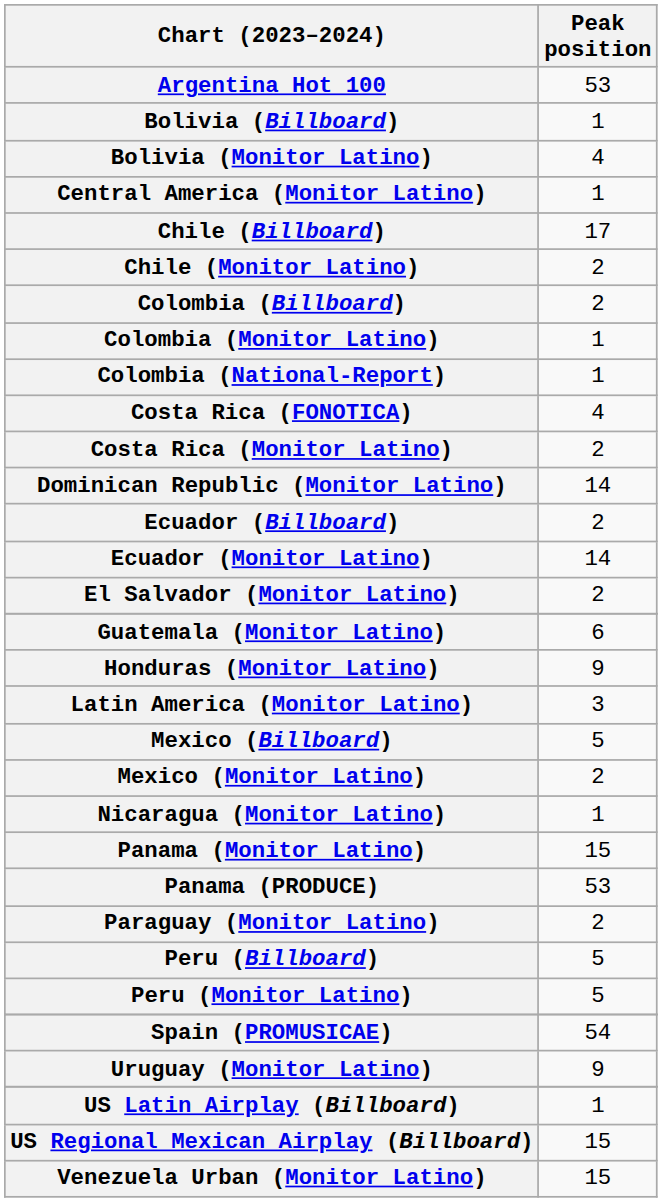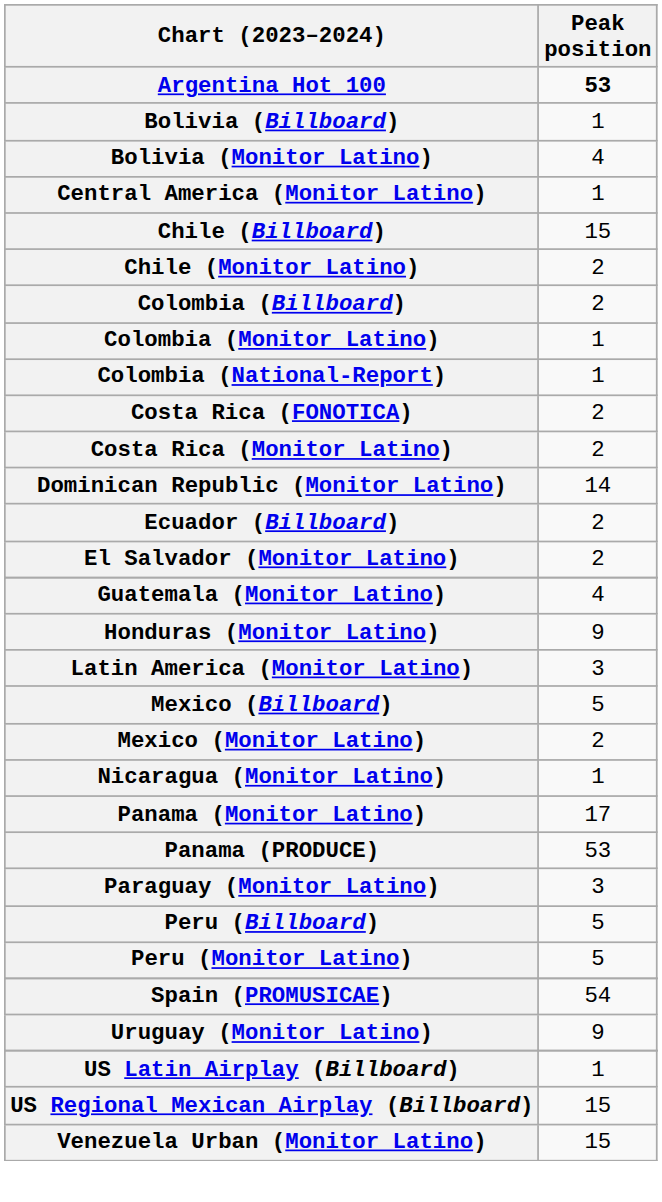(598, 85) normal -> (598, 85) bold
(598, 231) 17 -> (598, 231) 15
(598, 413) 4 -> (598, 413) 2
- row: (272, 559)
(598, 632) 6 -> (598, 596) 4
(598, 851) 15 -> (598, 814) 17
(598, 924) 2 -> (598, 887) 3
